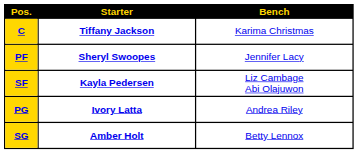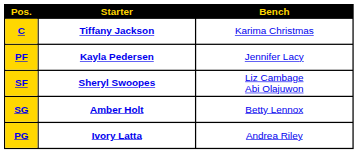(117, 57) Sheryl Swoopes -> (117, 57) Kayla Pedersen
(117, 83) Kayla Pedersen -> (117, 83) Sheryl Swoopes
rows swapped: (21, 135) <-> (21, 109)
